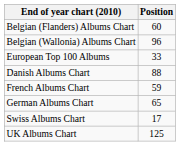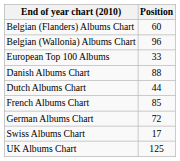+ row: (46, 88)
(157, 88) 59 -> (157, 103) 85
(157, 103) 65 -> (157, 118) 72
